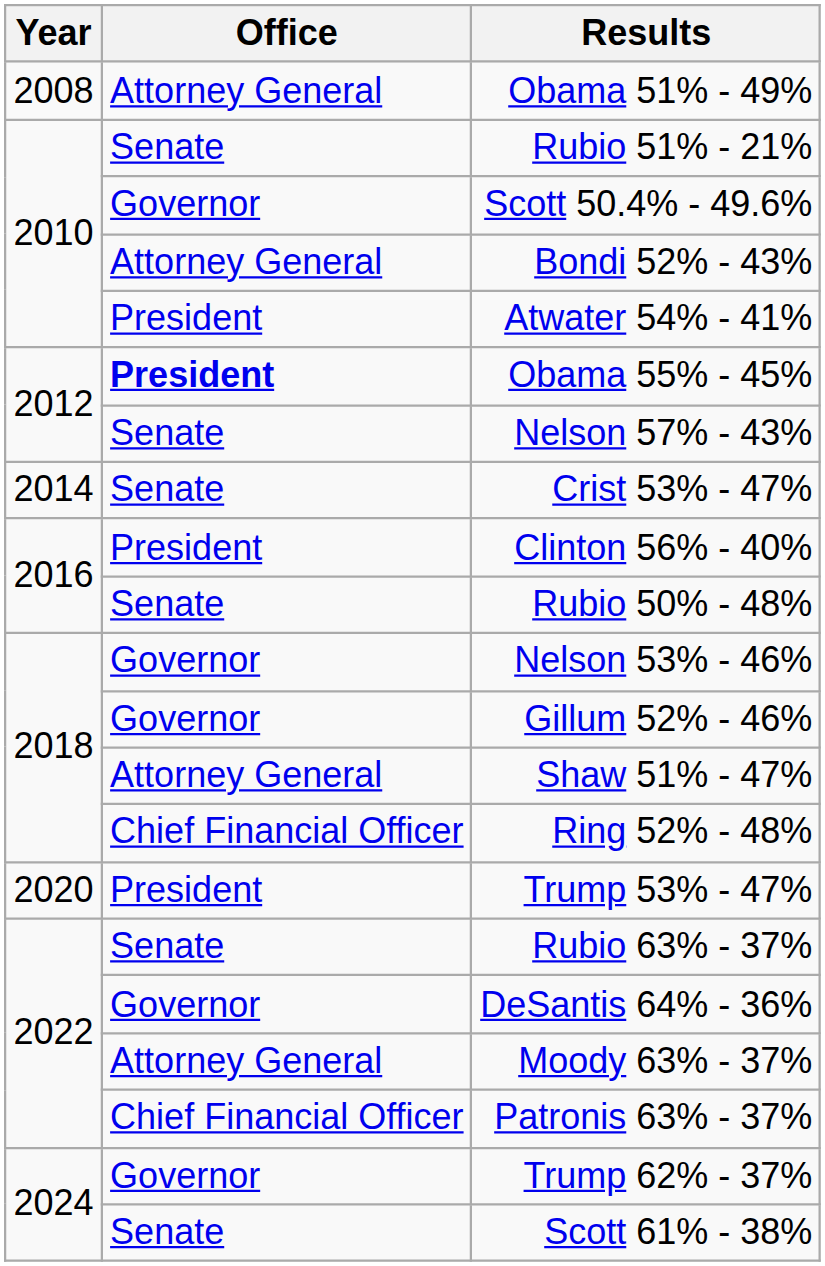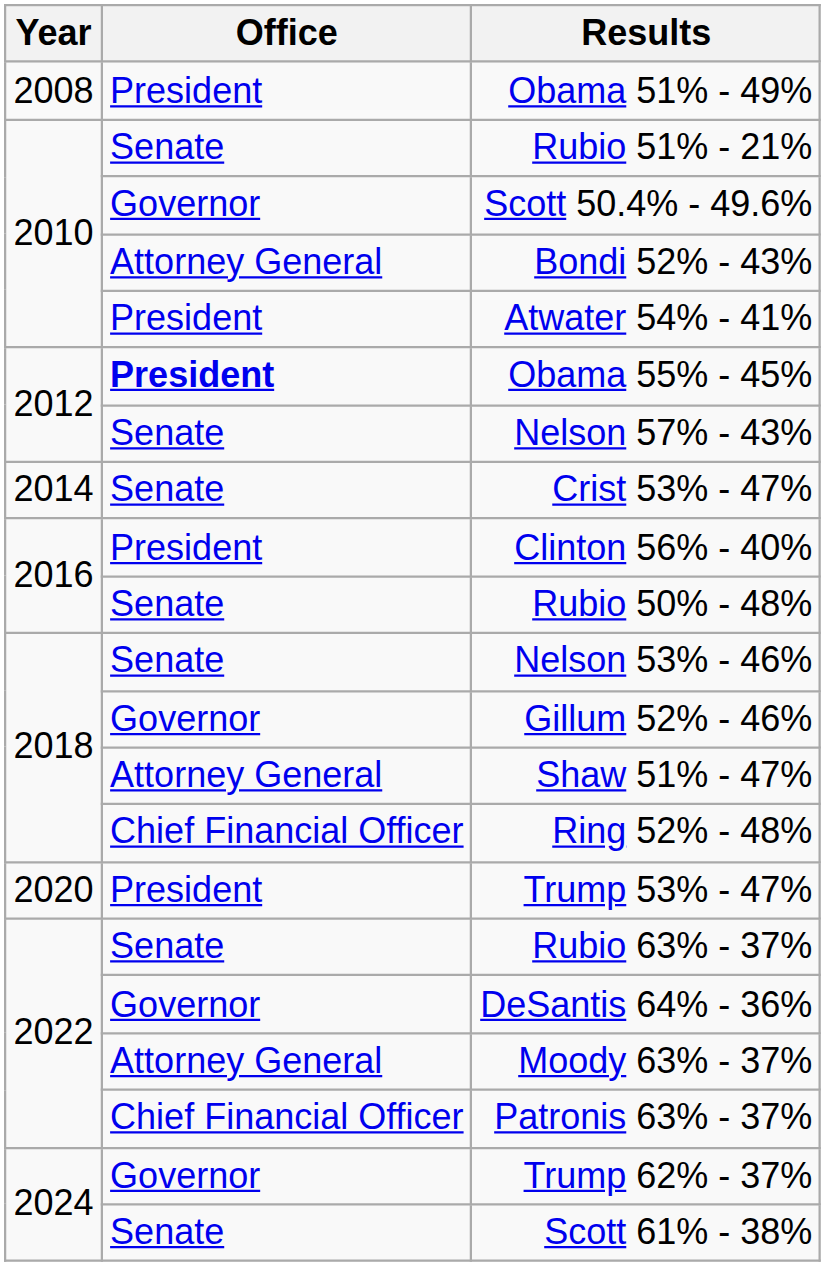(246, 90) Attorney General -> (186, 90) President
(185, 661) Governor -> (167, 661) Senate
